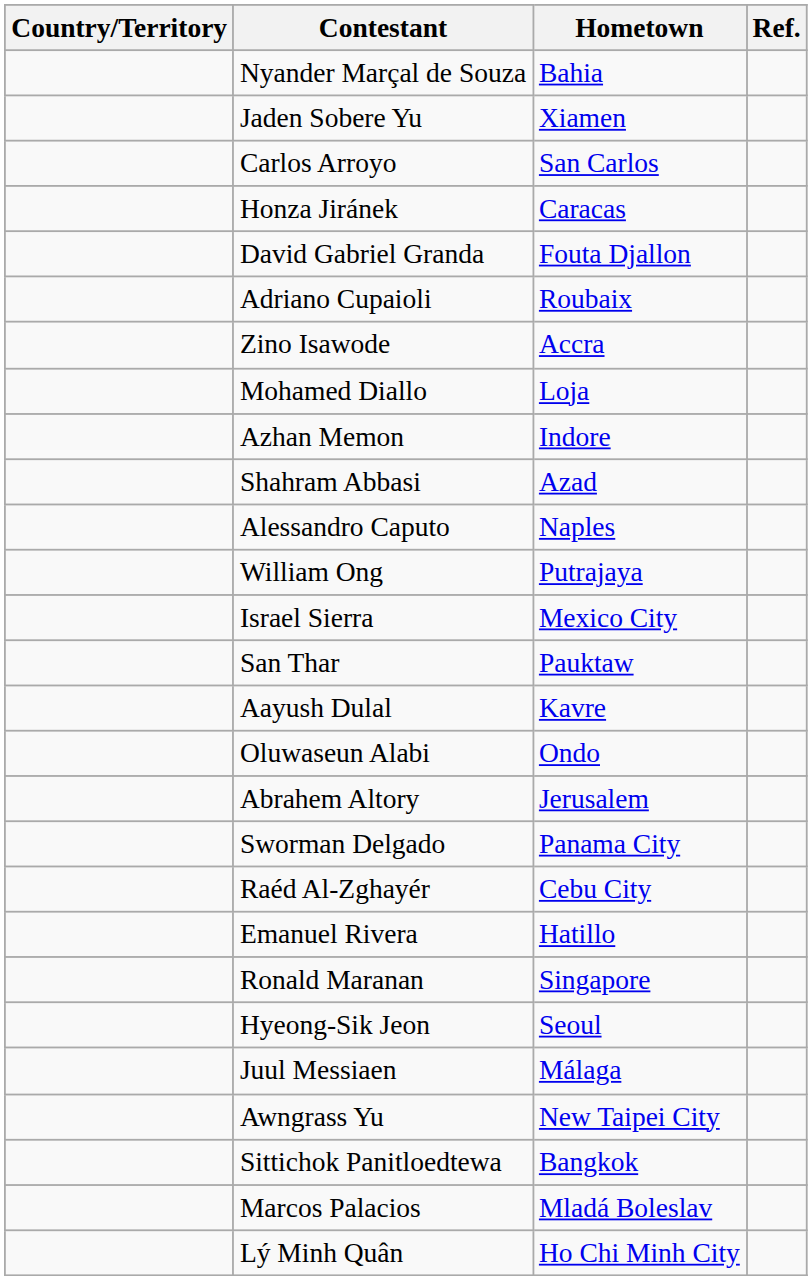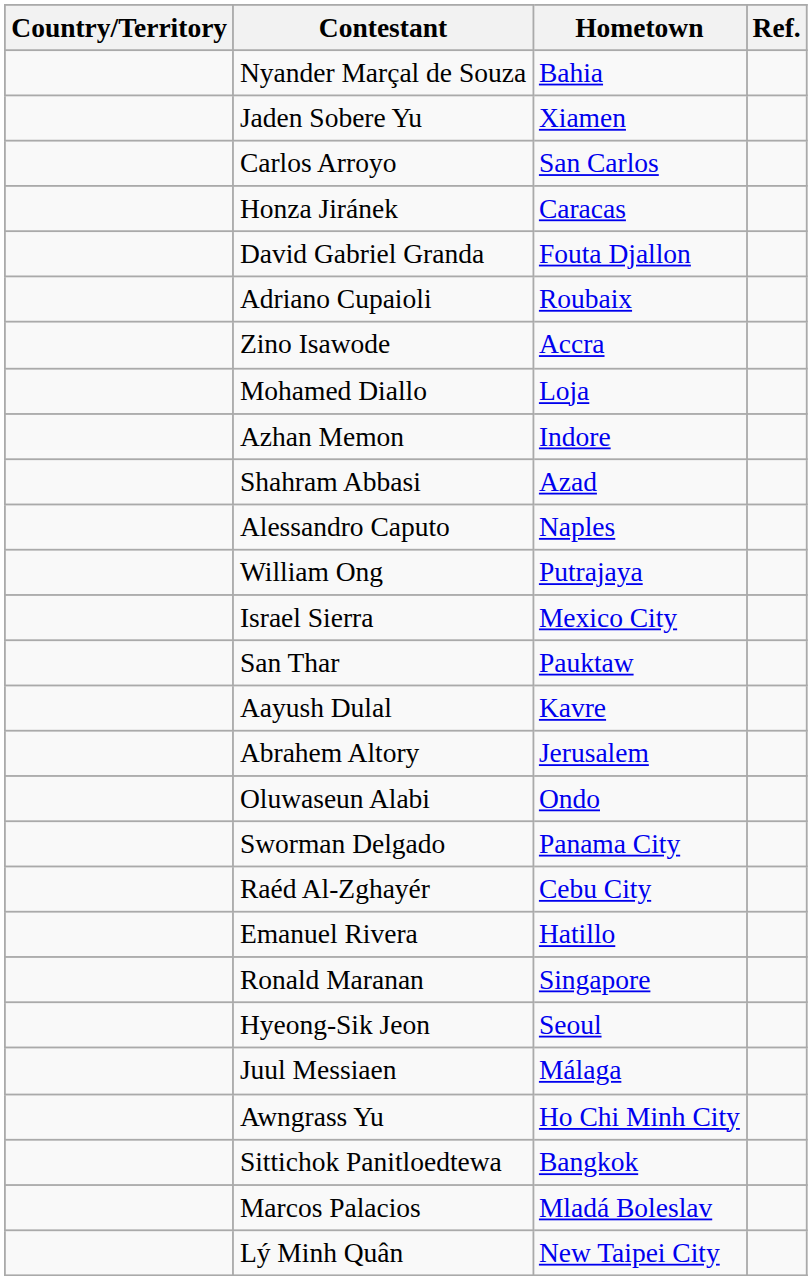rows swapped: (335, 753) <-> (330, 798)
(629, 1116) New Taipei City -> (639, 1116) Ho Chi Minh City
(639, 1252) Ho Chi Minh City -> (629, 1252) New Taipei City
